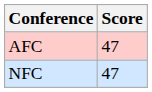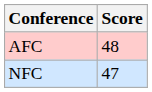(110, 45) 47 -> (110, 45) 48
